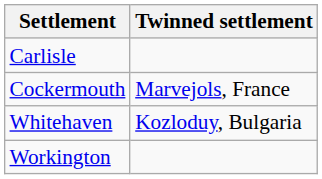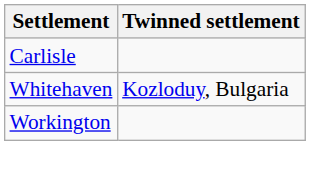- row: (67, 88)
